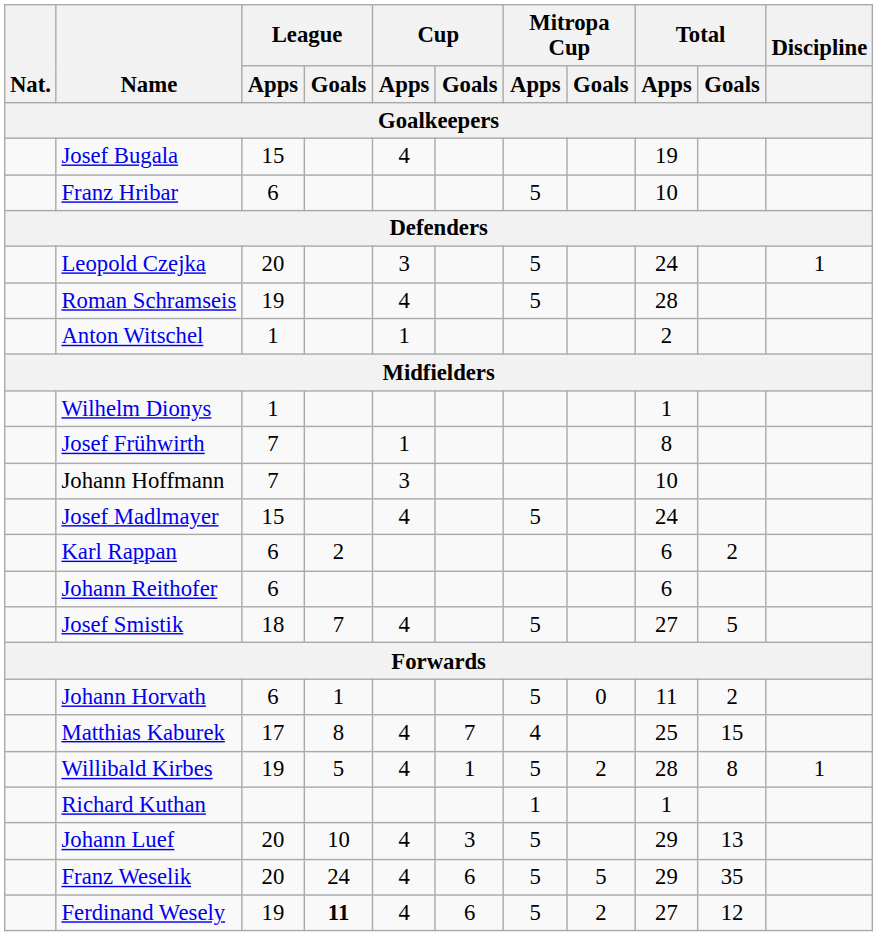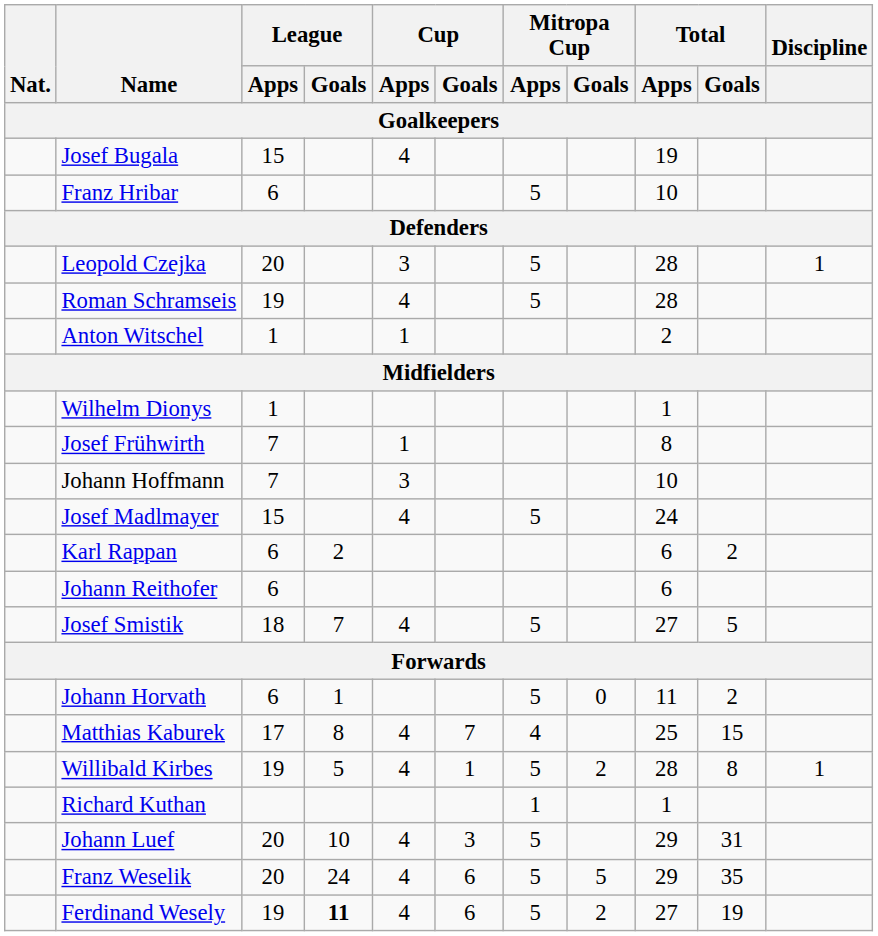(666, 264) 24 -> (666, 264) 28
(732, 840) 13 -> (732, 840) 31
(732, 912) 12 -> (732, 912) 19
